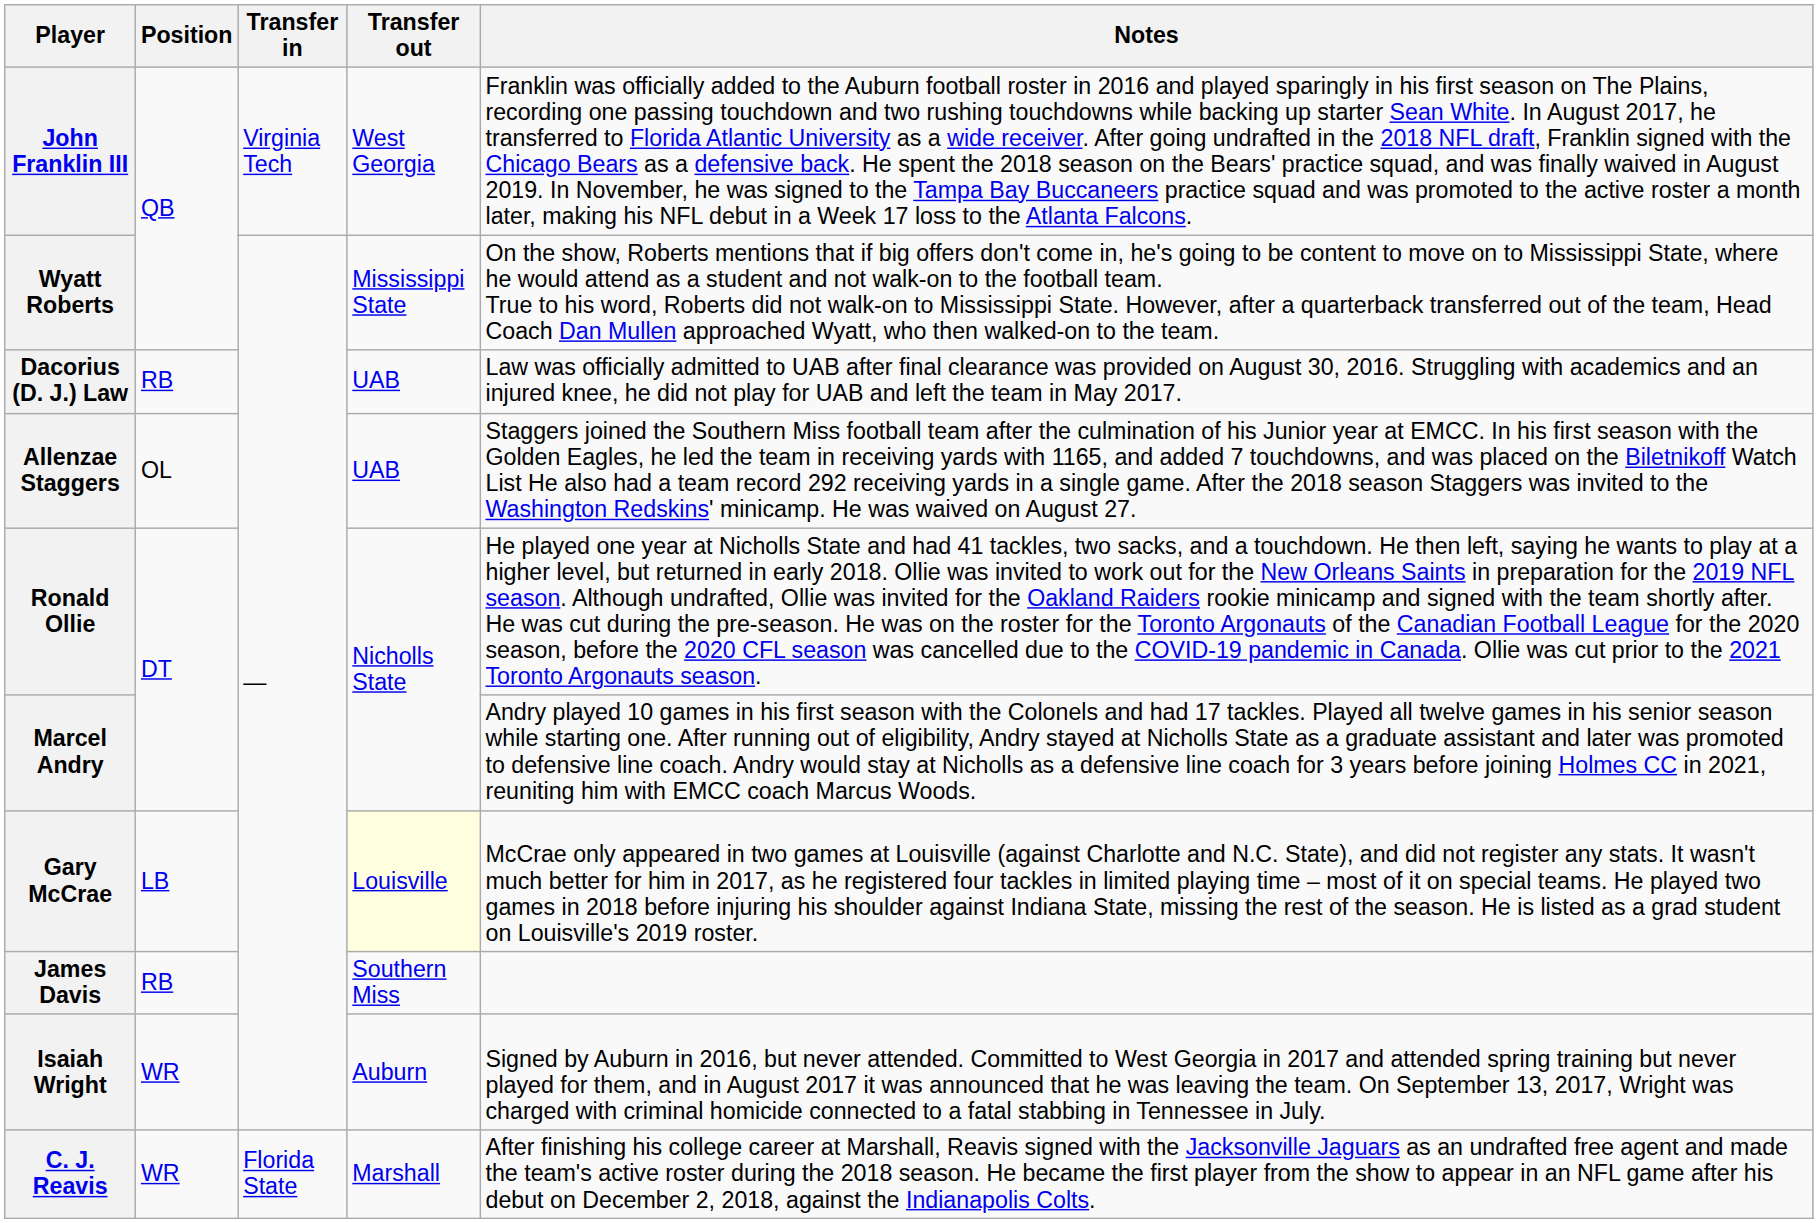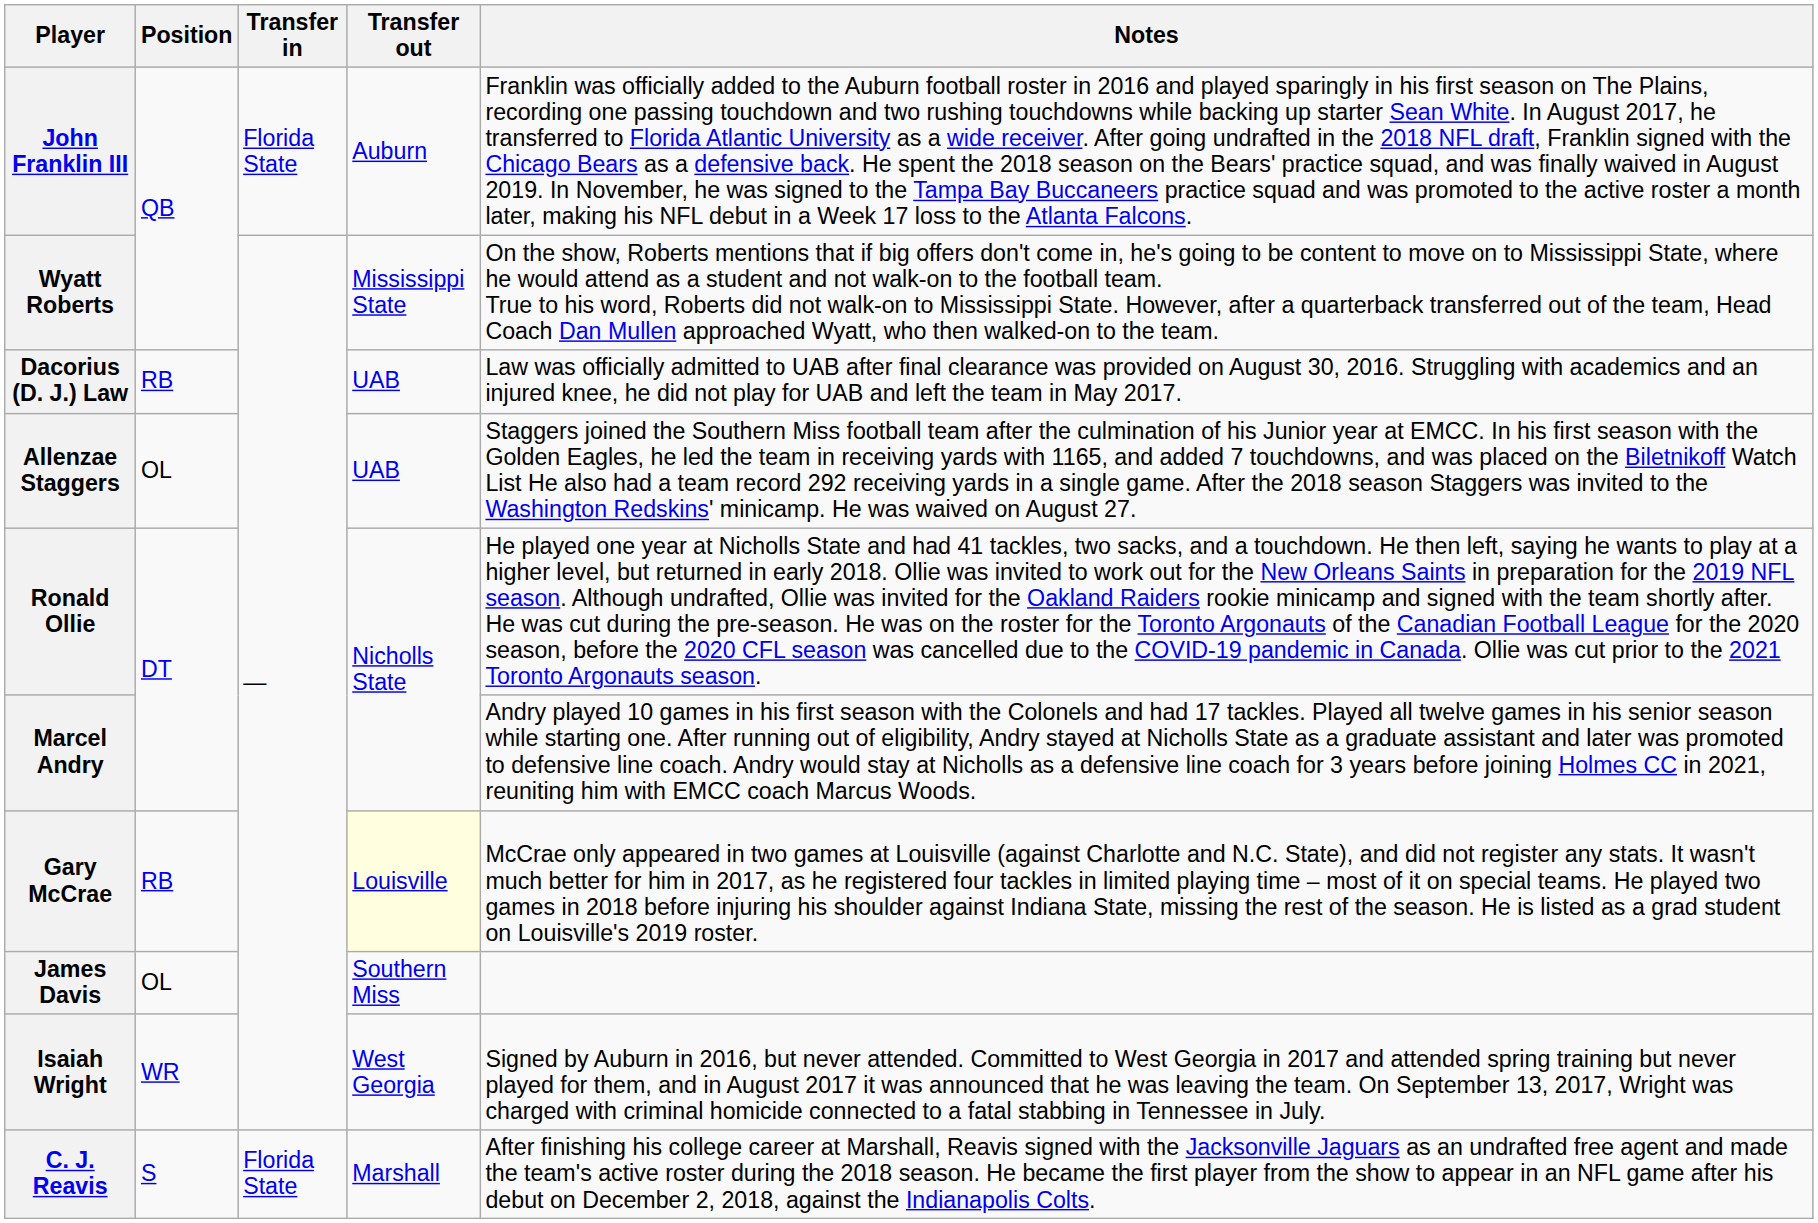(282, 151) Virginia Tech -> (279, 151) Florida State
(394, 151) West Georgia -> (390, 151) Auburn
(155, 880) LB -> (157, 880) RB
(157, 982) RB -> (156, 982) OL
(390, 1071) Auburn -> (393, 1071) West Georgia
(160, 1173) WR -> (149, 1173) S
